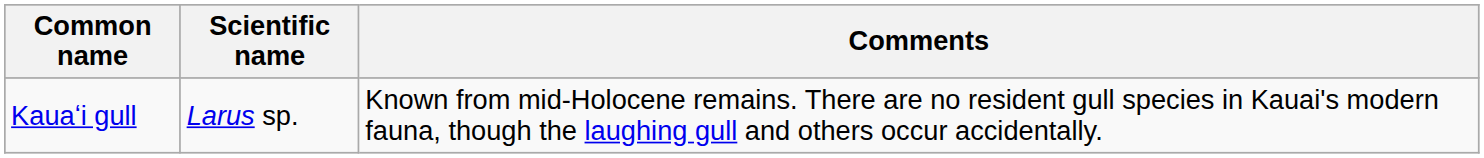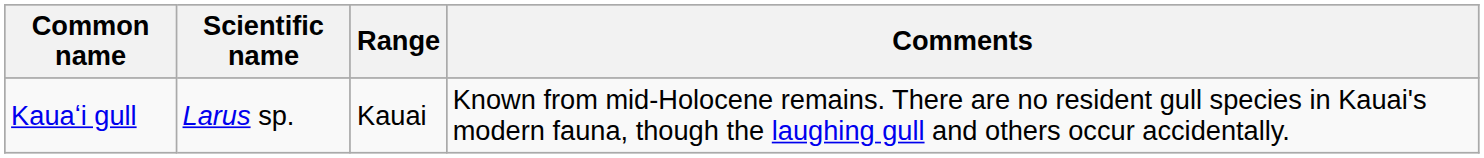+ column: (399, 41)
